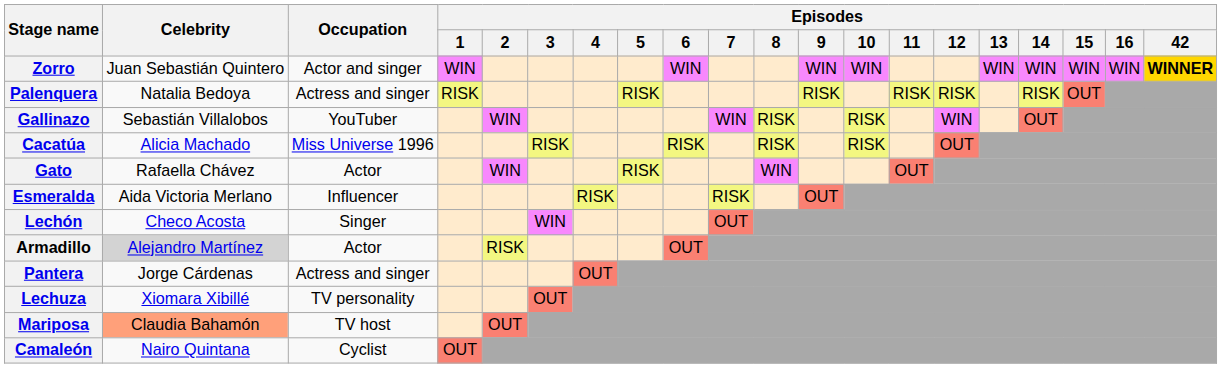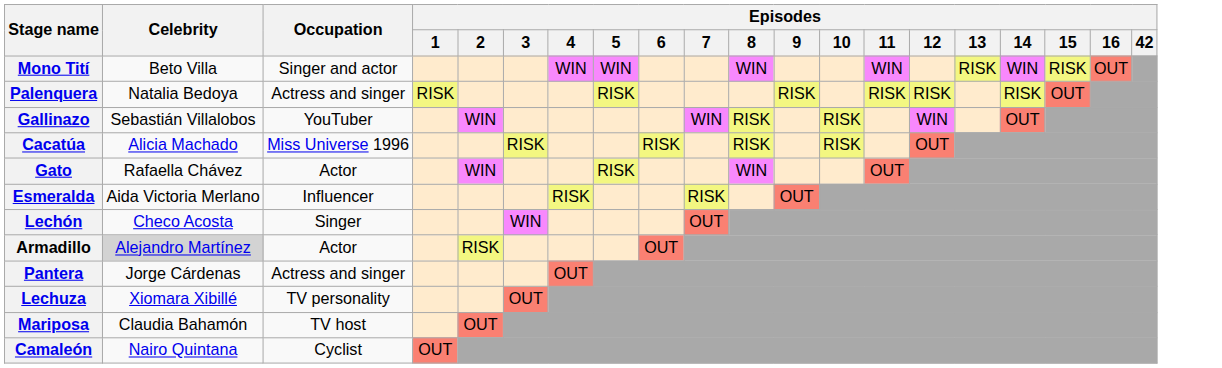- row: (54, 68)
+ row: (54, 68)
(195, 324) lightsalmon background -> (183, 324) no background
